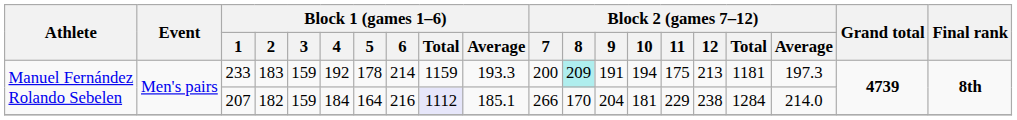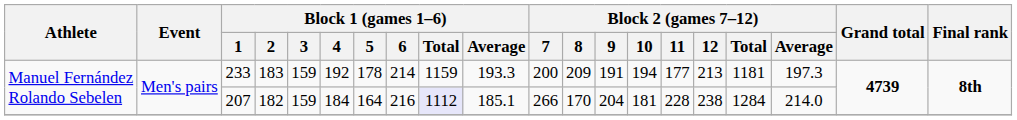(579, 73) paleturquoise background -> (579, 73) no background
(677, 73) 175 -> (677, 73) 177
(677, 101) 229 -> (677, 101) 228
